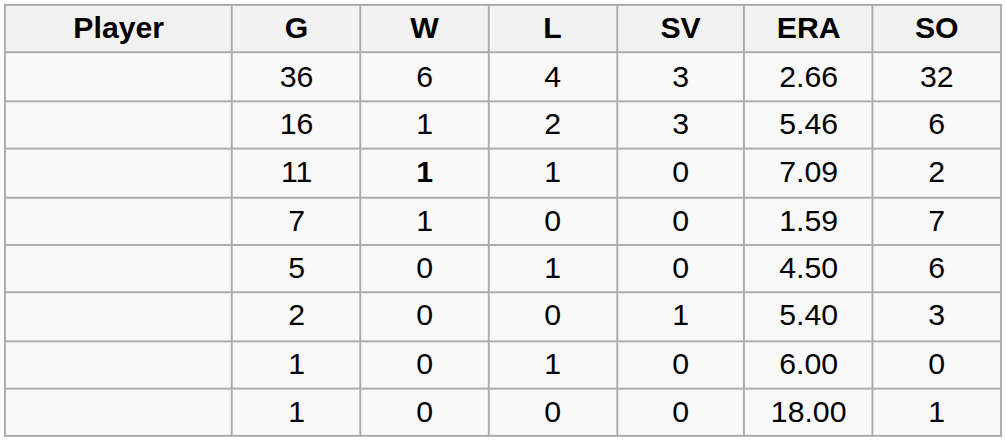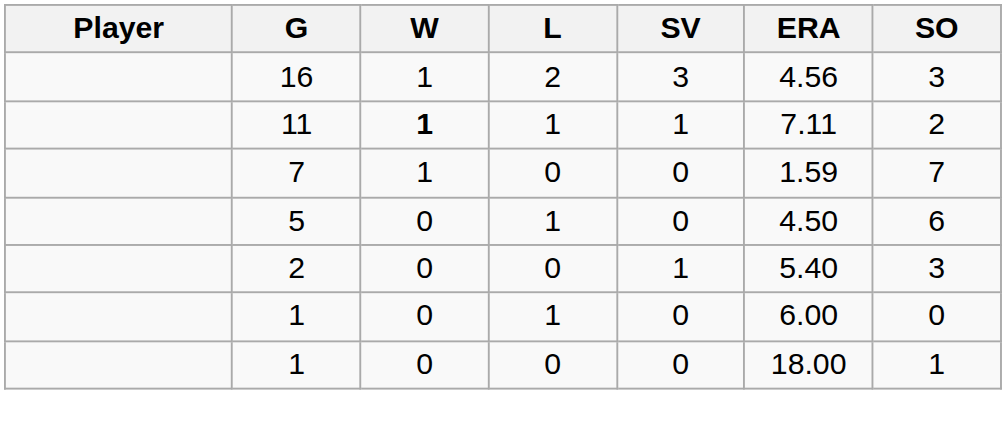- row: (297, 76)
(809, 124) 5.46 -> (809, 76) 4.56
(937, 124) 6 -> (937, 76) 3
(681, 172) 0 -> (681, 124) 1
(809, 172) 7.09 -> (809, 124) 7.11
